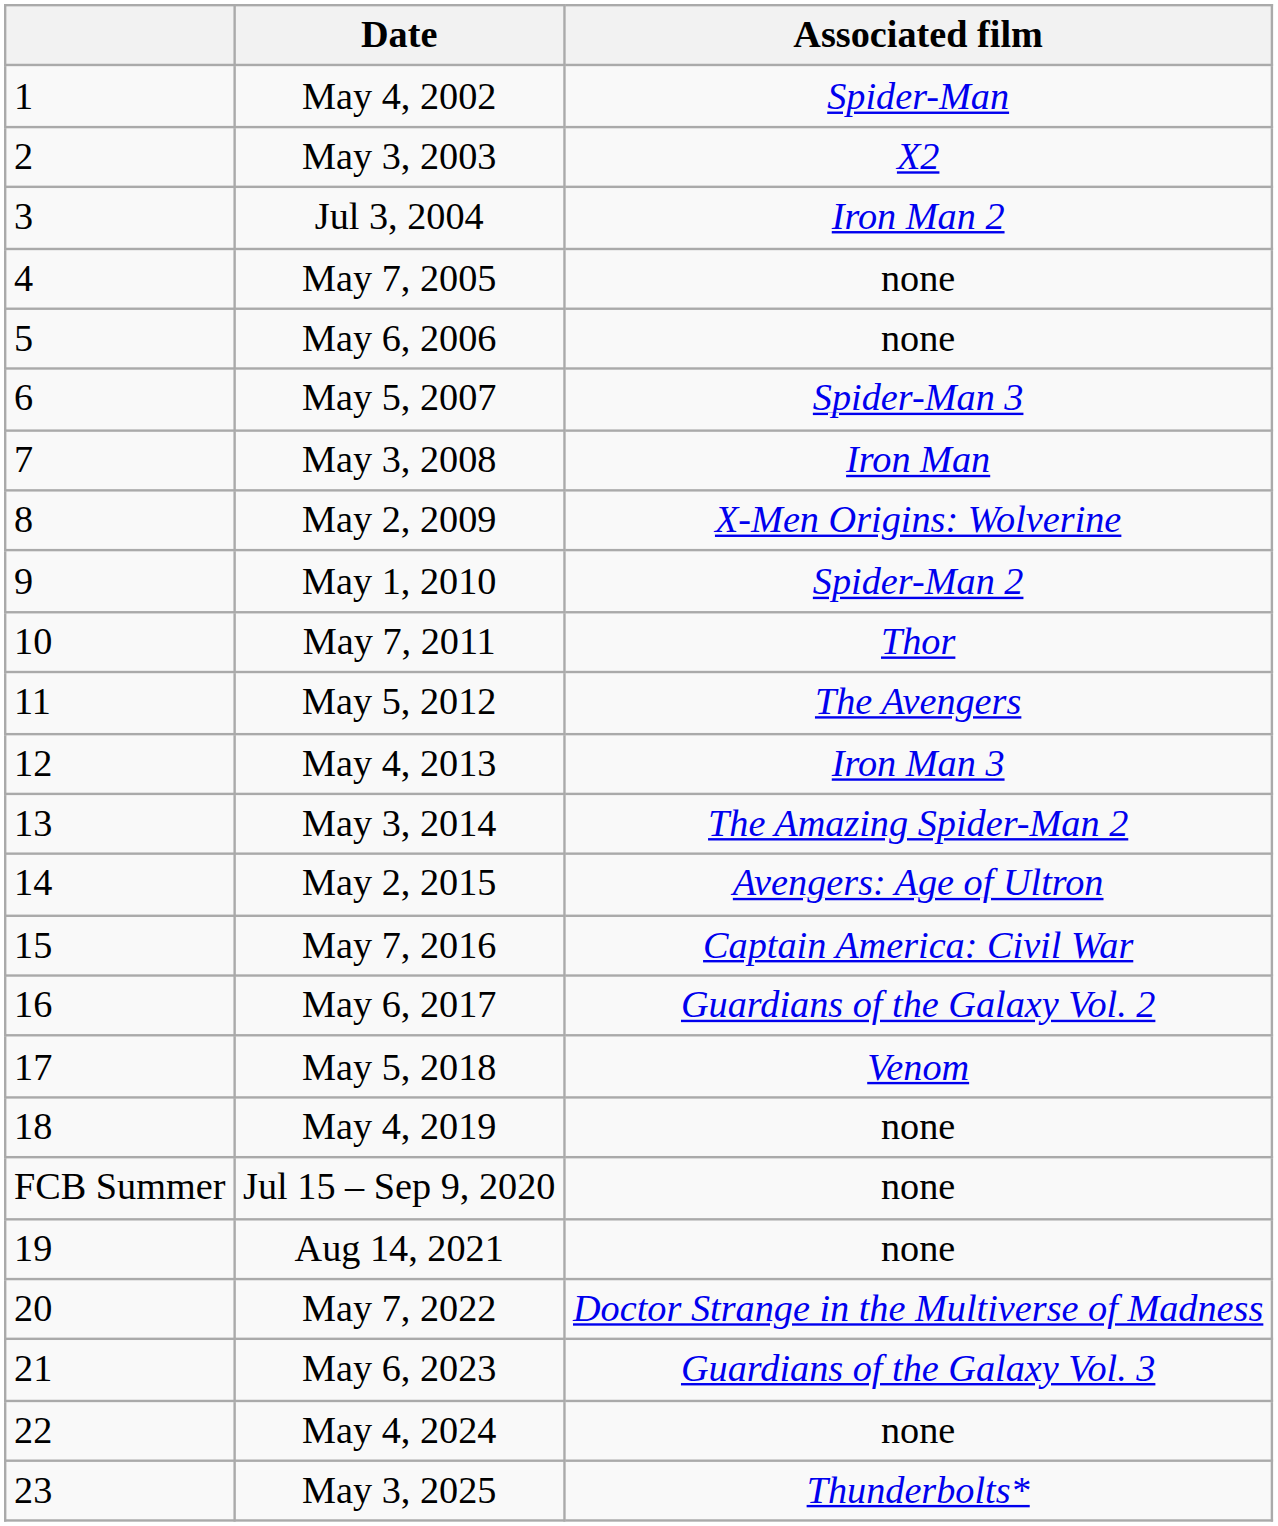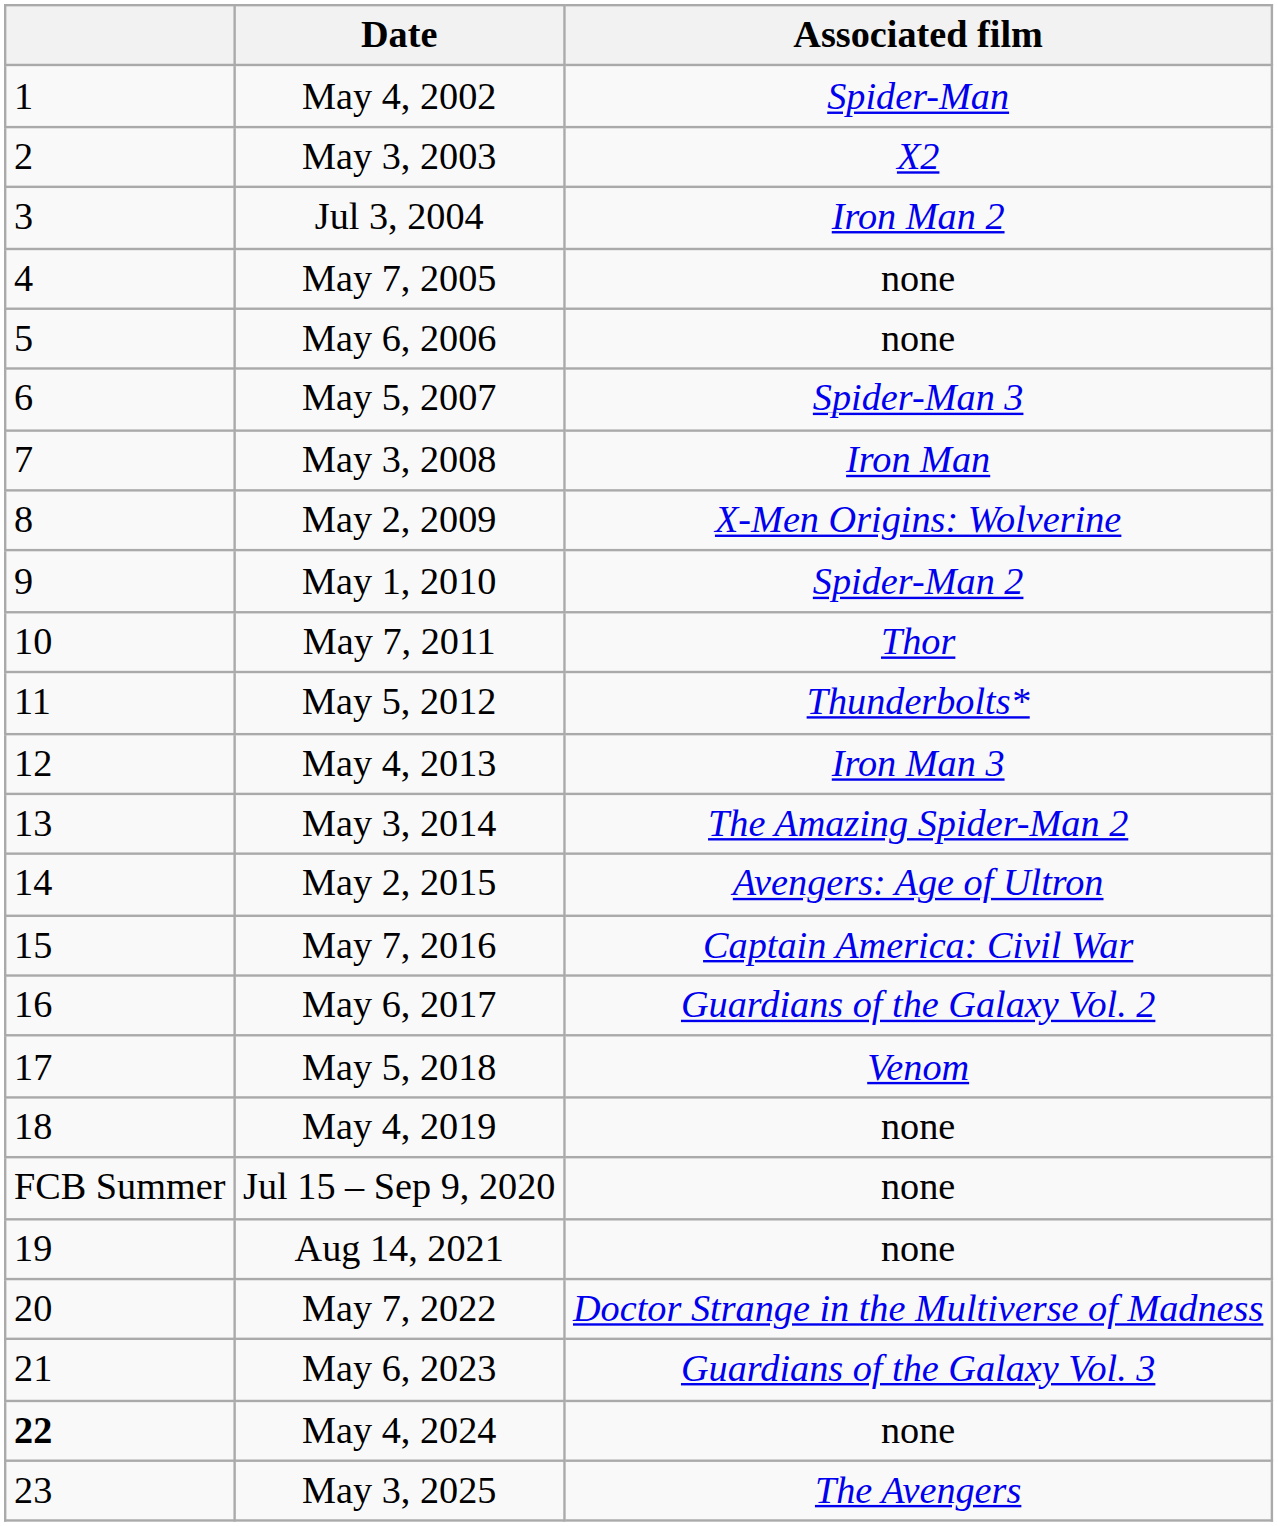(918, 701) The Avengers -> (918, 701) Thunderbolts*
(33, 1429) normal -> (33, 1429) bold
(918, 1490) Thunderbolts* -> (918, 1490) The Avengers
